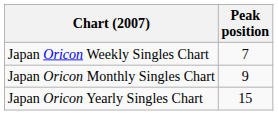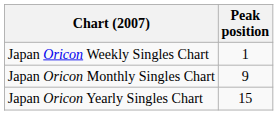(245, 53) 7 -> (245, 53) 1
